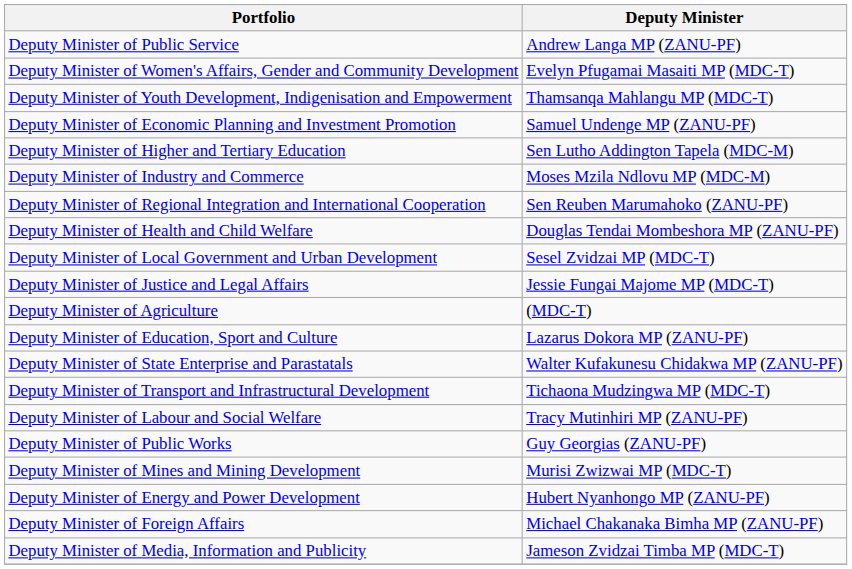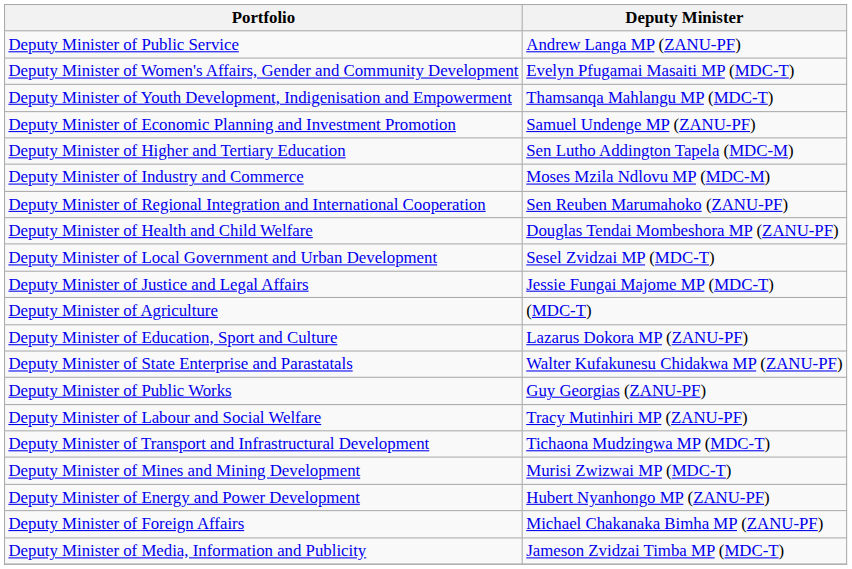rows swapped: (120, 444) <-> (219, 390)
